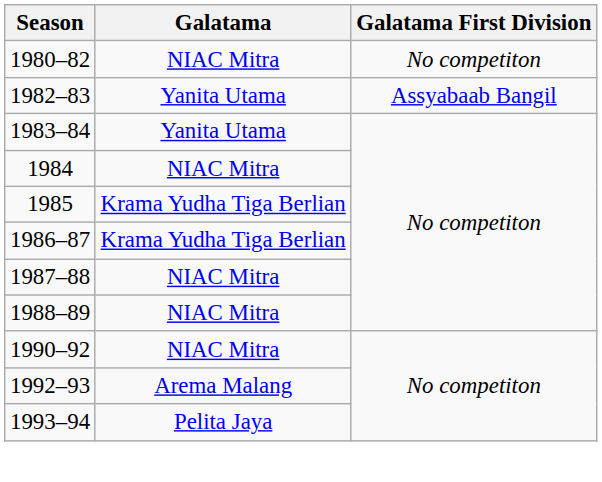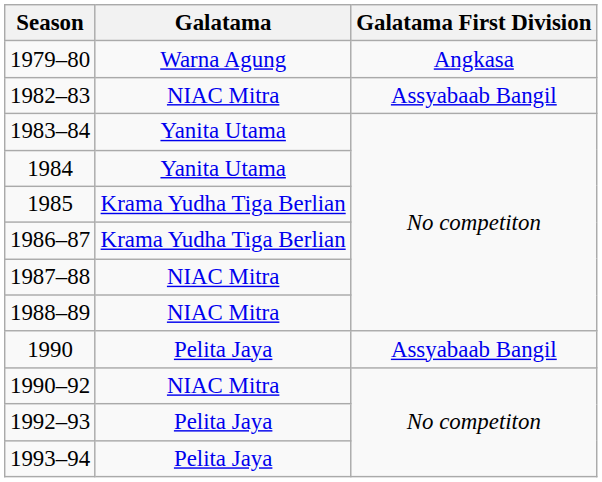+ row: (50, 58)
- row: (50, 58)
(223, 95) Yanita Utama -> (223, 95) NIAC Mitra
(223, 167) NIAC Mitra -> (223, 167) Yanita Utama
+ row: (50, 349)
(223, 385) Arema Malang -> (223, 421) Pelita Jaya
